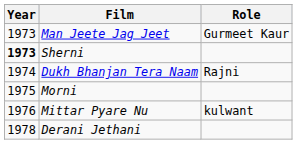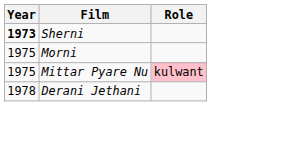- row: (106, 33)
- row: (120, 72)
(22, 110) 1976 -> (22, 72) 1975
(229, 110) no background -> (179, 72) pink background
